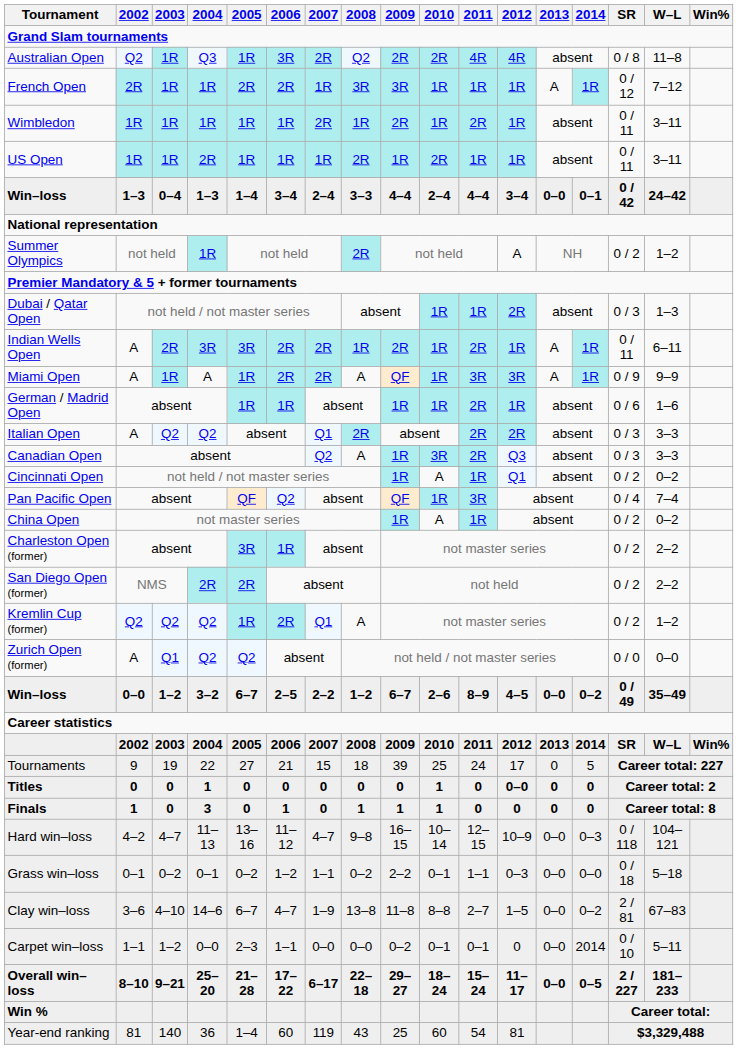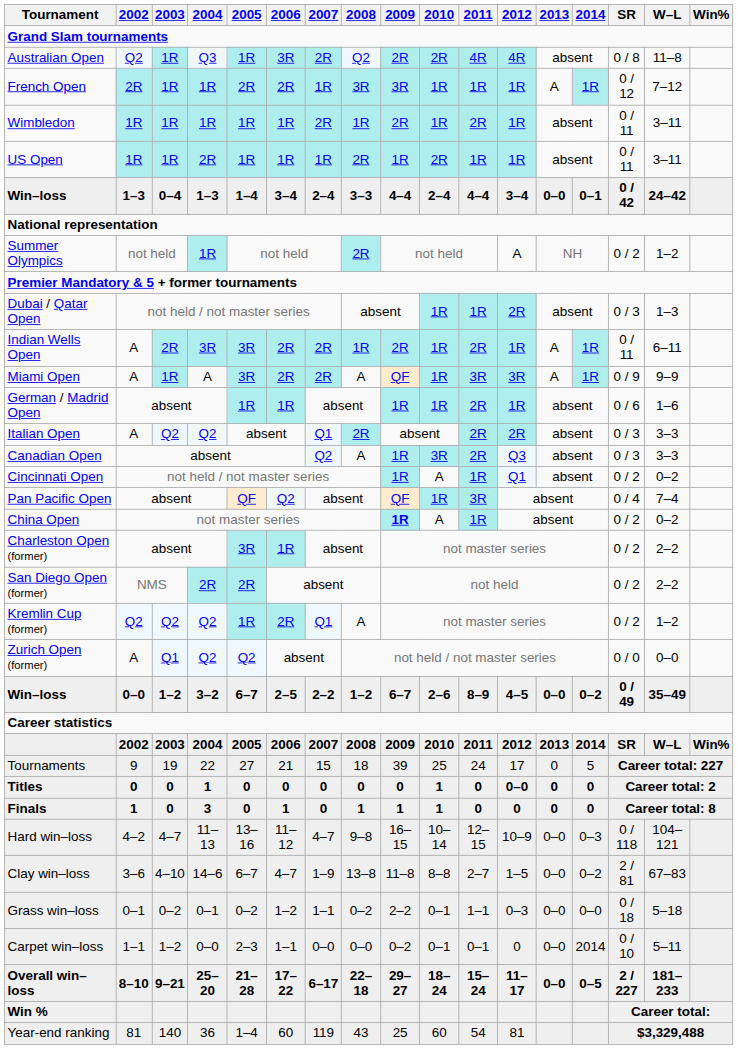(247, 376) 1R -> (247, 376) 3R
(400, 519) normal -> (400, 519) bold
rows swapped: (49, 910) <-> (53, 873)
